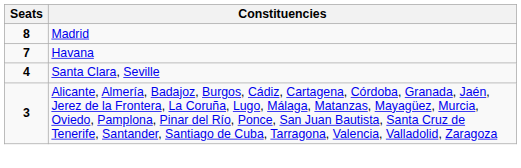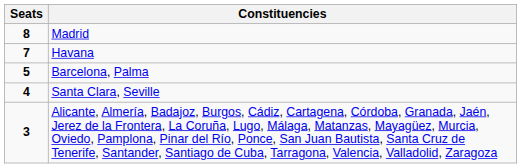+ row: (100, 72)
